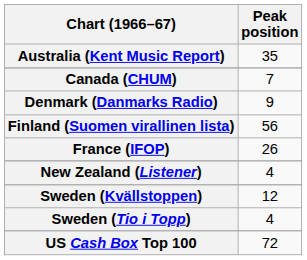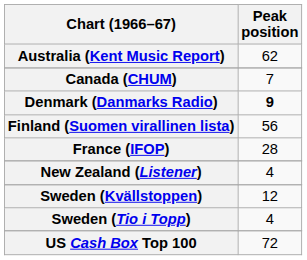(270, 56) 35 -> (270, 56) 62
(270, 102) normal -> (270, 102) bold
(270, 149) 26 -> (270, 149) 28
